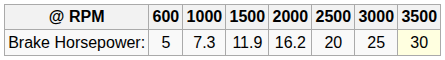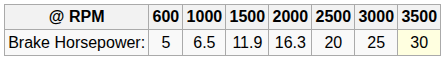(204, 42) 7.3 -> (204, 42) 6.5
(290, 42) 16.2 -> (290, 42) 16.3
